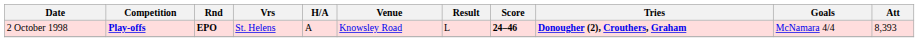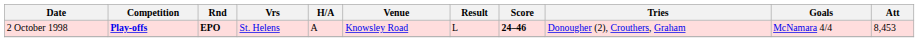(612, 28) bold -> (617, 28) normal
(886, 28) 8,393 -> (885, 28) 8,453
